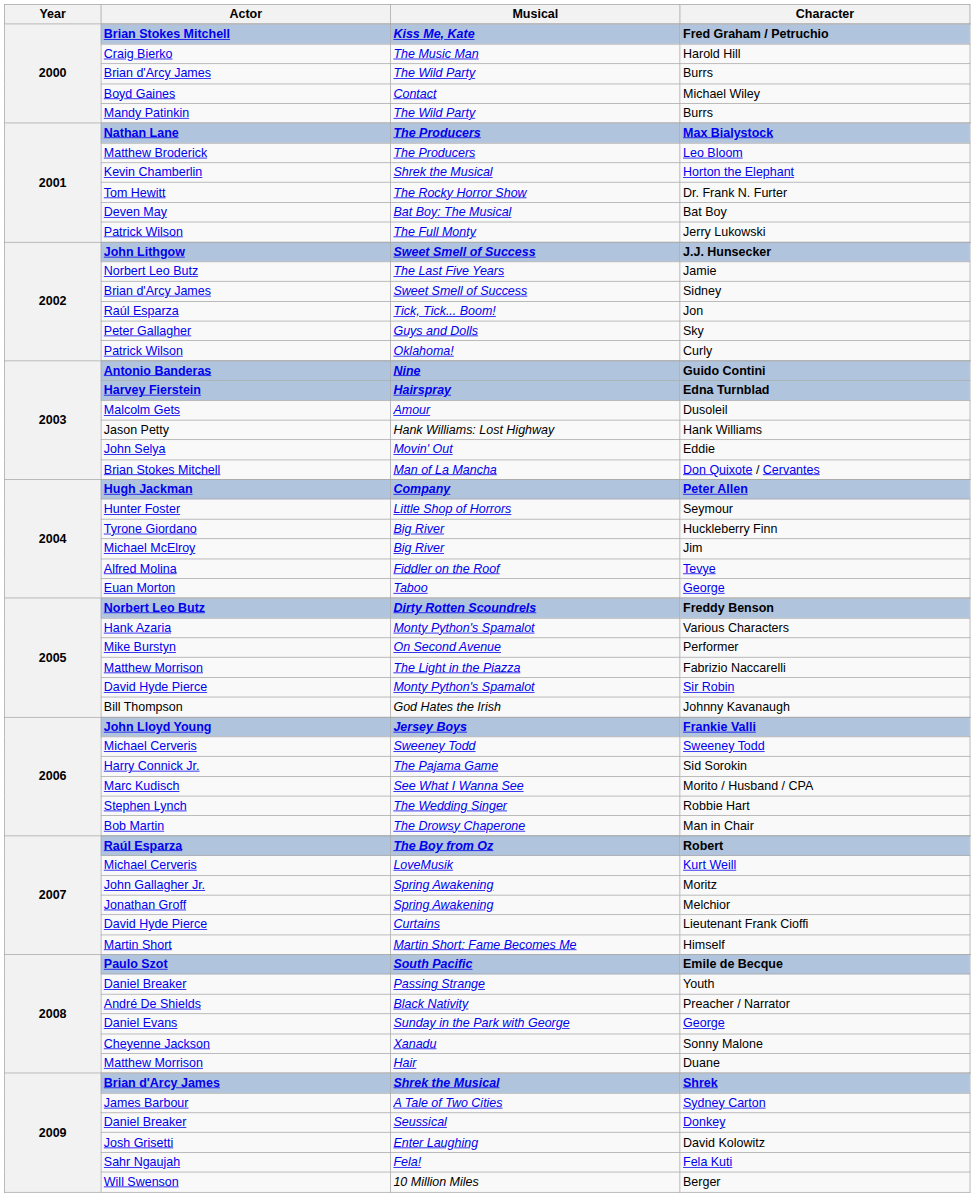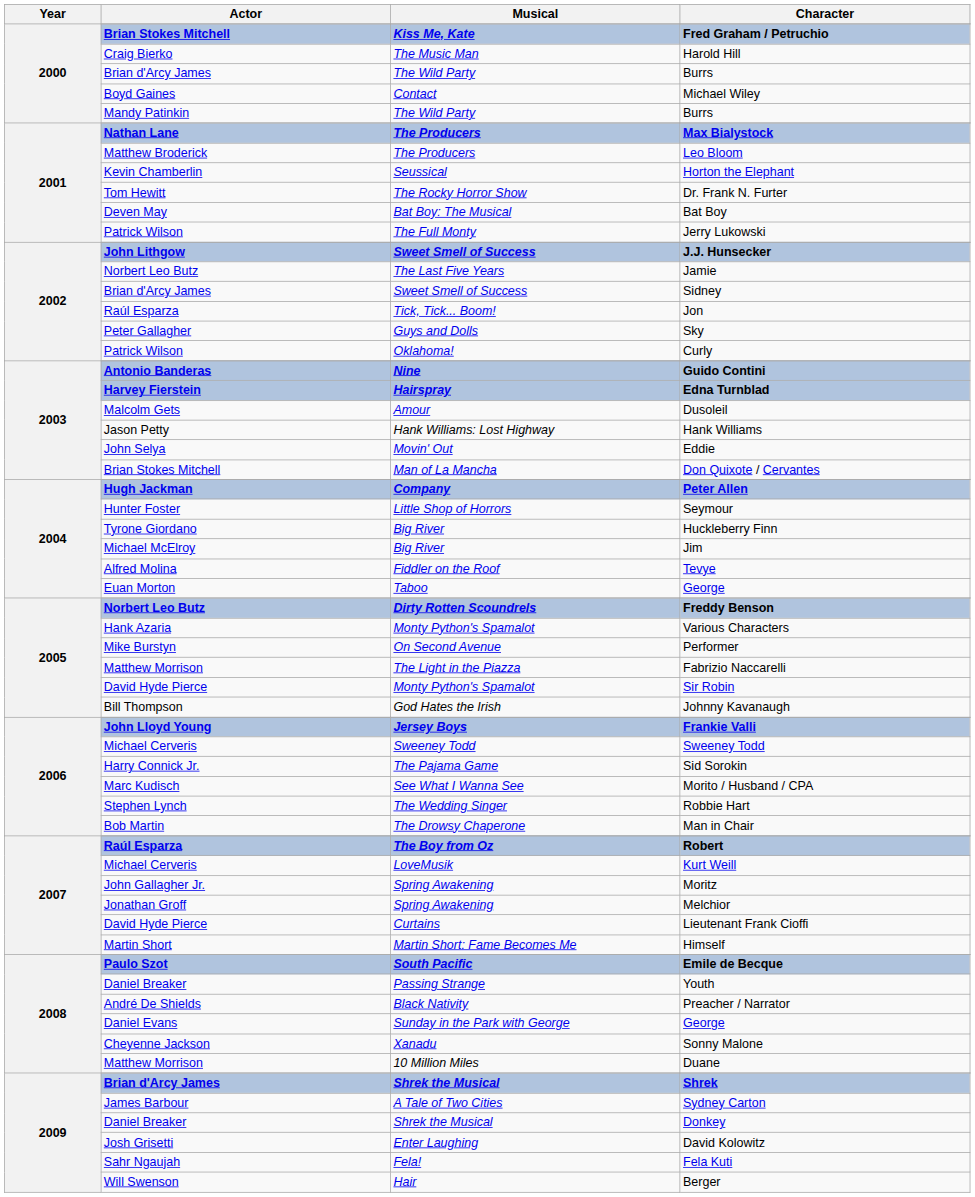(443, 172) Shrek the Musical -> (420, 172) Seussical
(405, 1063) Hair -> (436, 1063) 10 Million Miles
(420, 1122) Seussical -> (443, 1122) Shrek the Musical
(436, 1182) 10 Million Miles -> (405, 1182) Hair
